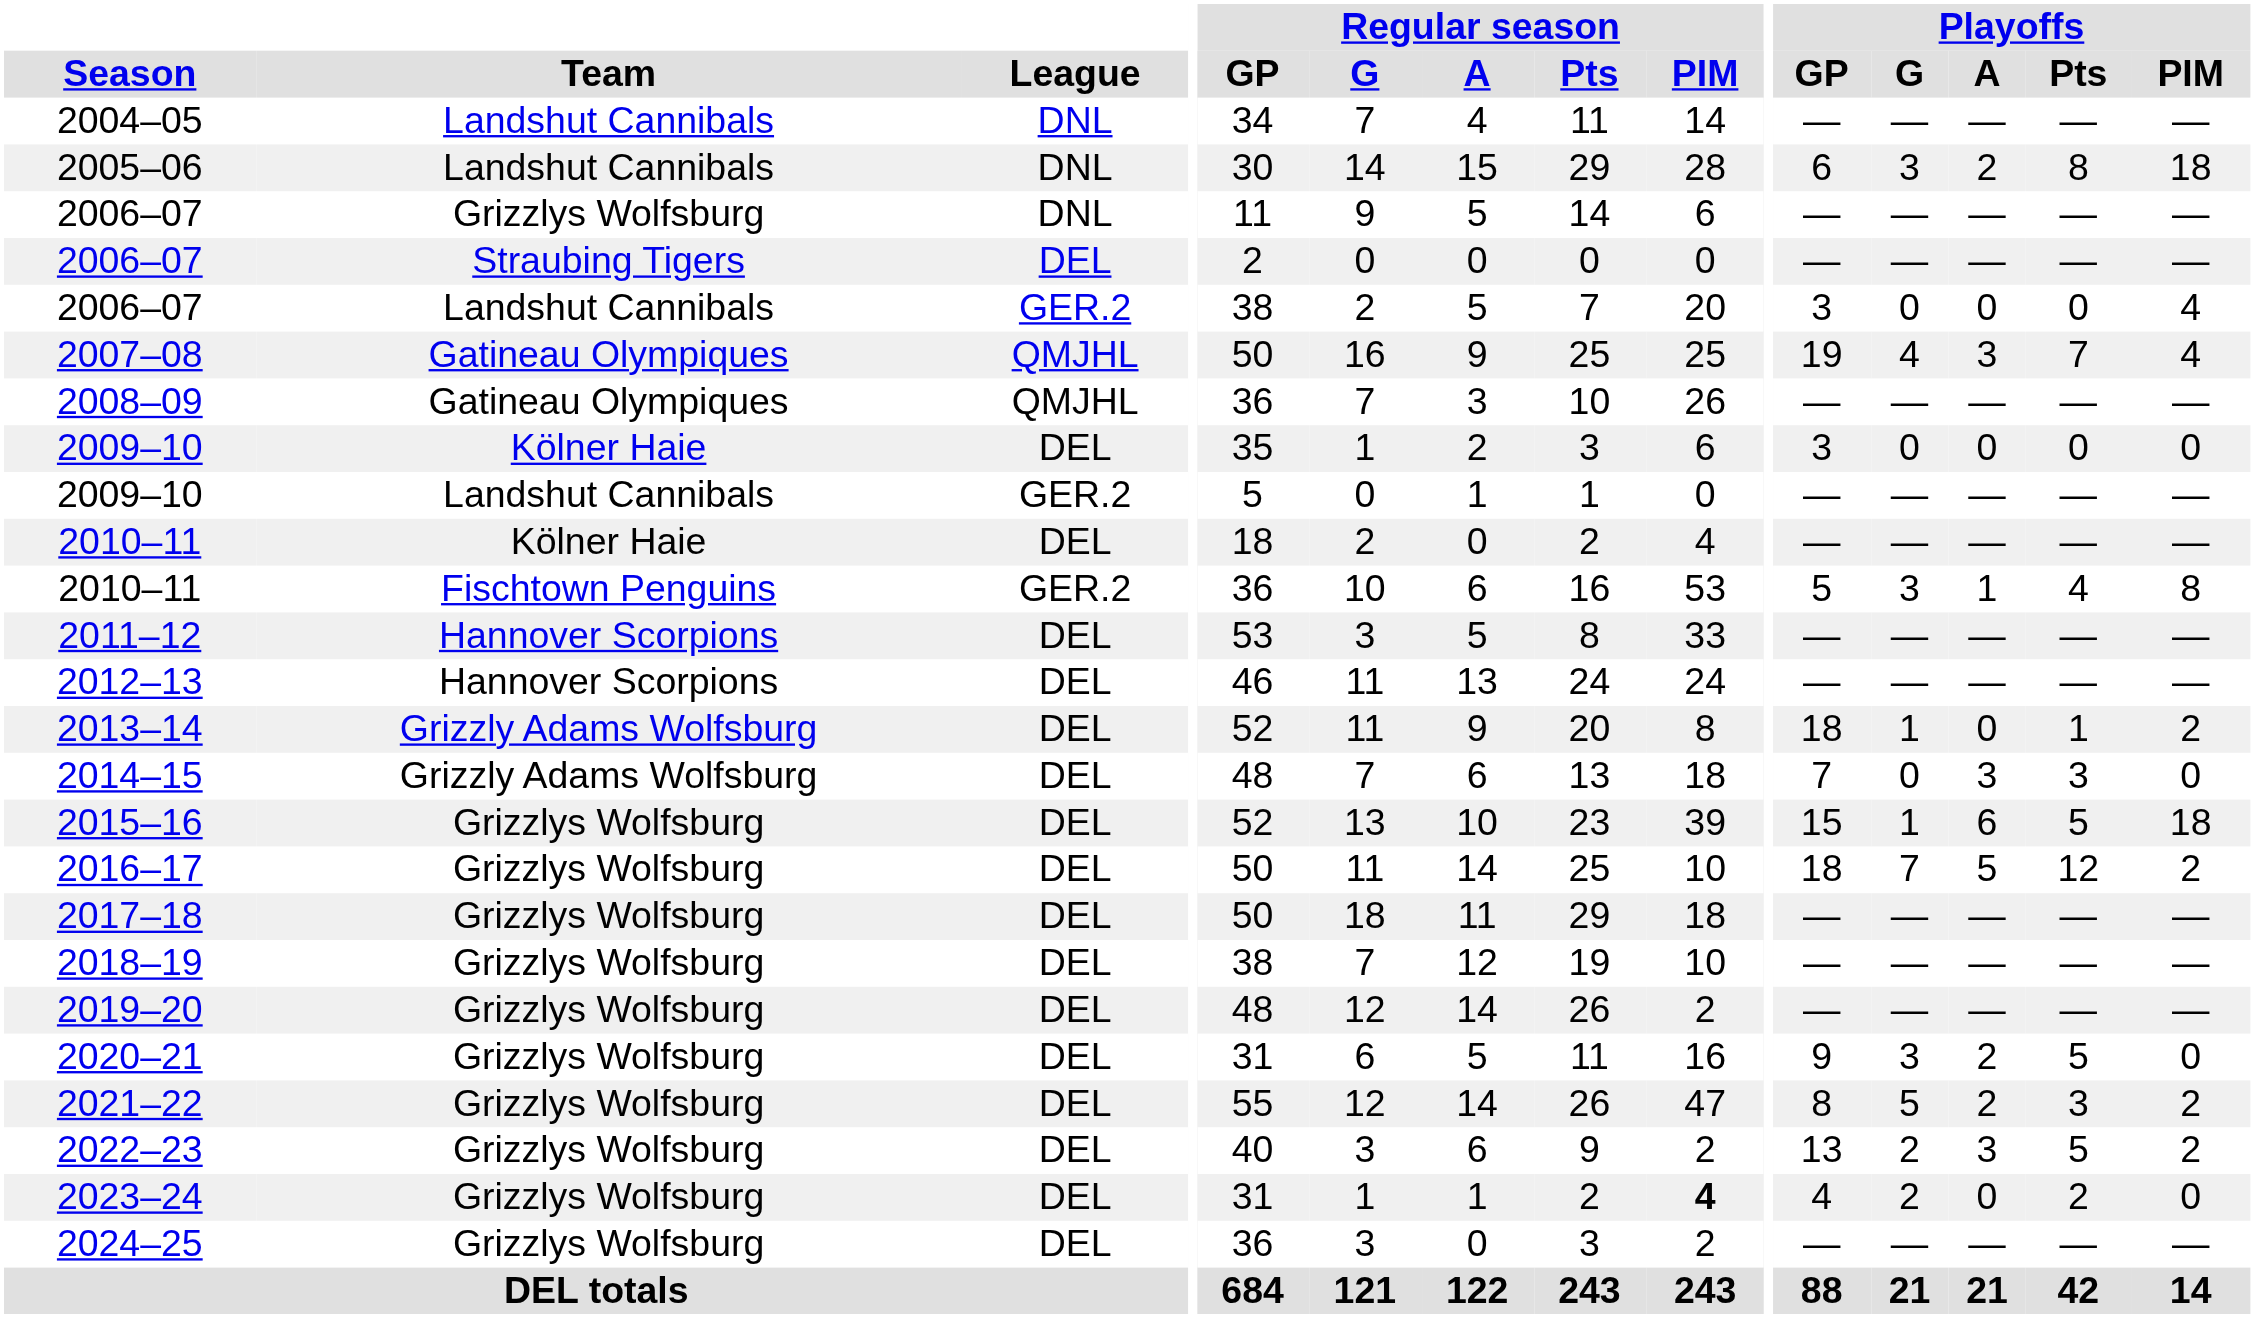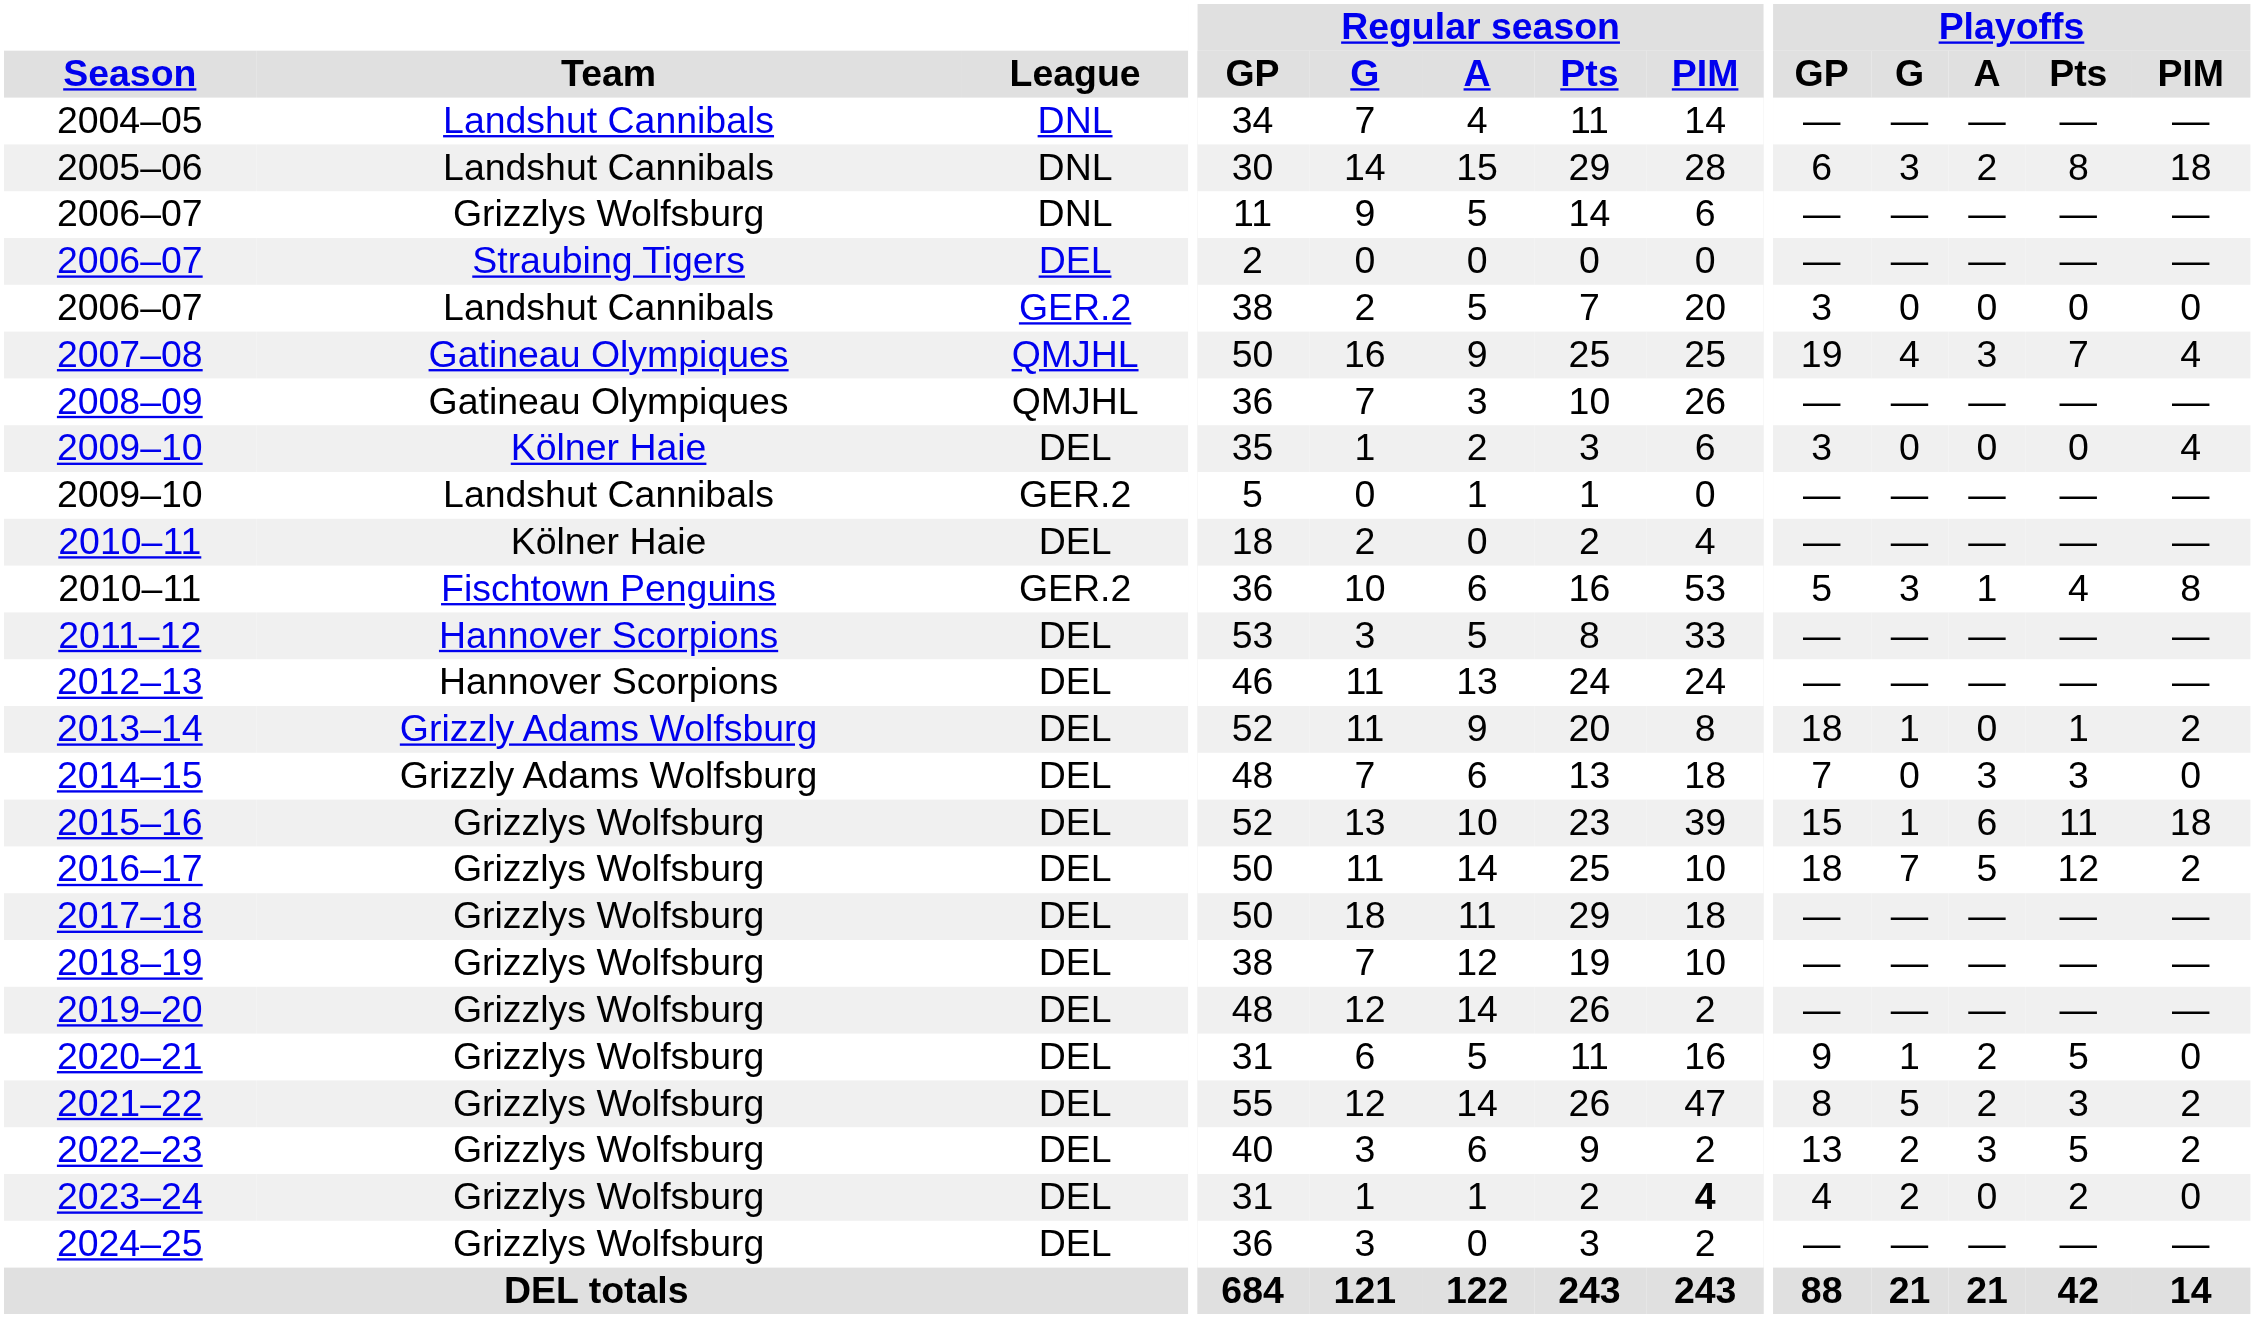(2191, 307) 4 -> (2191, 307) 0
(2191, 447) 0 -> (2191, 447) 4
(2078, 822) 5 -> (2078, 822) 11
(1910, 1056) 3 -> (1910, 1056) 1
